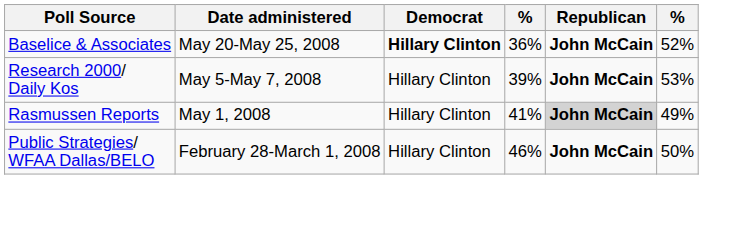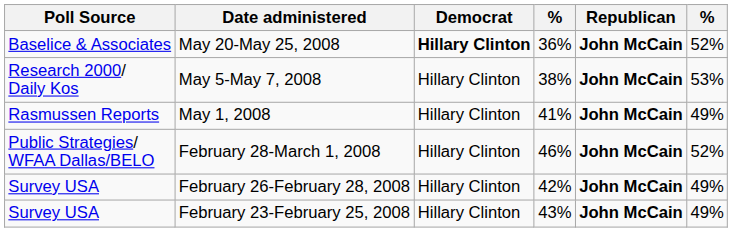(525, 79) 39% -> (555, 79) 38%
(601, 115) lightgrey background -> (631, 115) no background
(677, 151) 50% -> (707, 151) 52%
+ row: (294, 187)
+ row: (294, 213)
